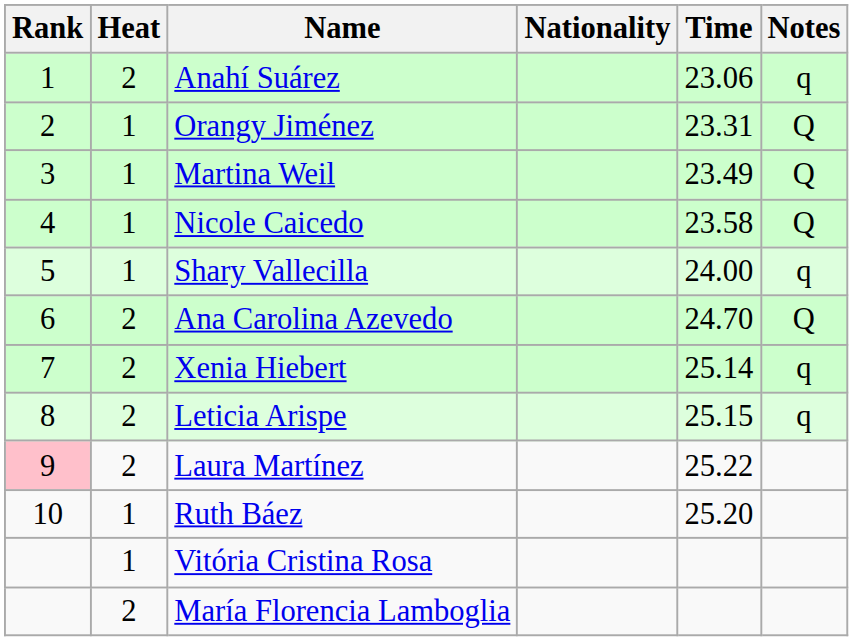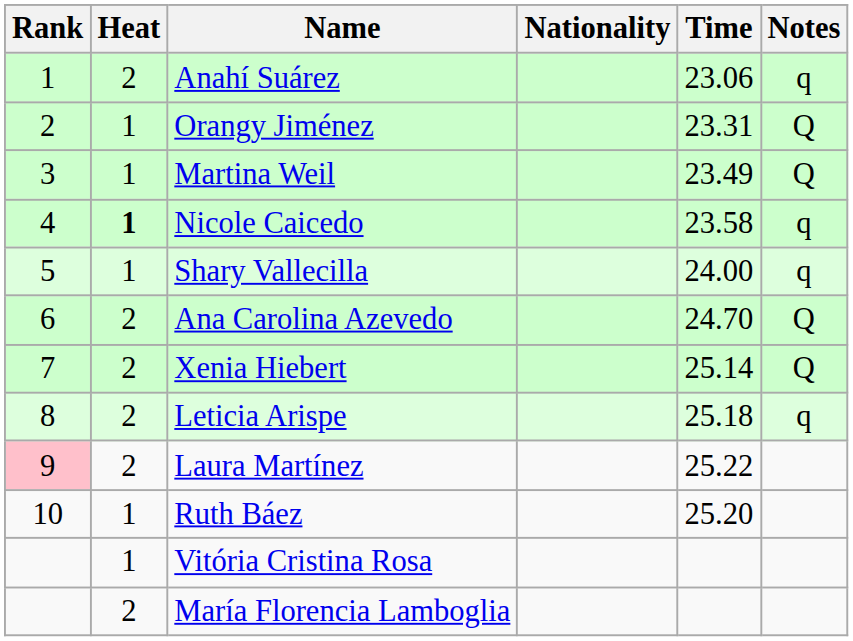(129, 222) normal -> (129, 222) bold
(804, 222) Q -> (804, 222) q
(804, 367) q -> (804, 367) Q
(719, 416) 25.15 -> (719, 416) 25.18
